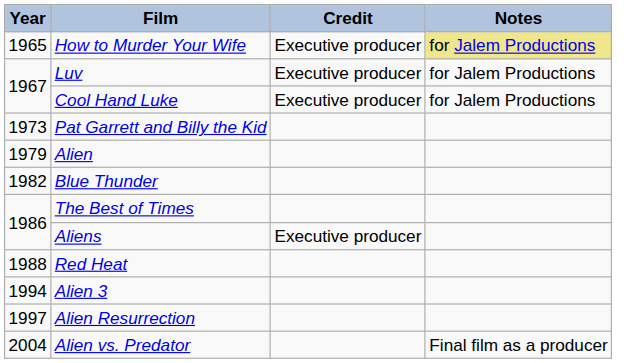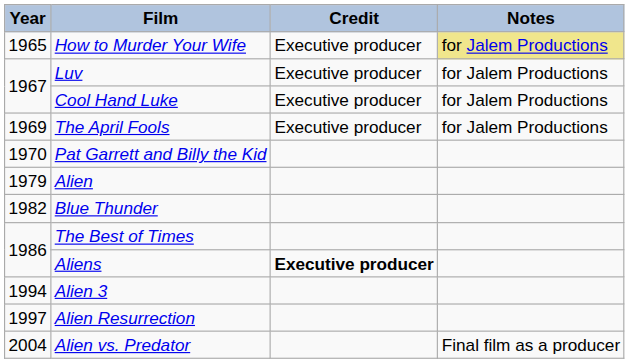+ row: (112, 127)
(28, 127) 1973 -> (28, 154) 1970
(348, 236) normal -> (354, 263) bold
- row: (91, 263)
